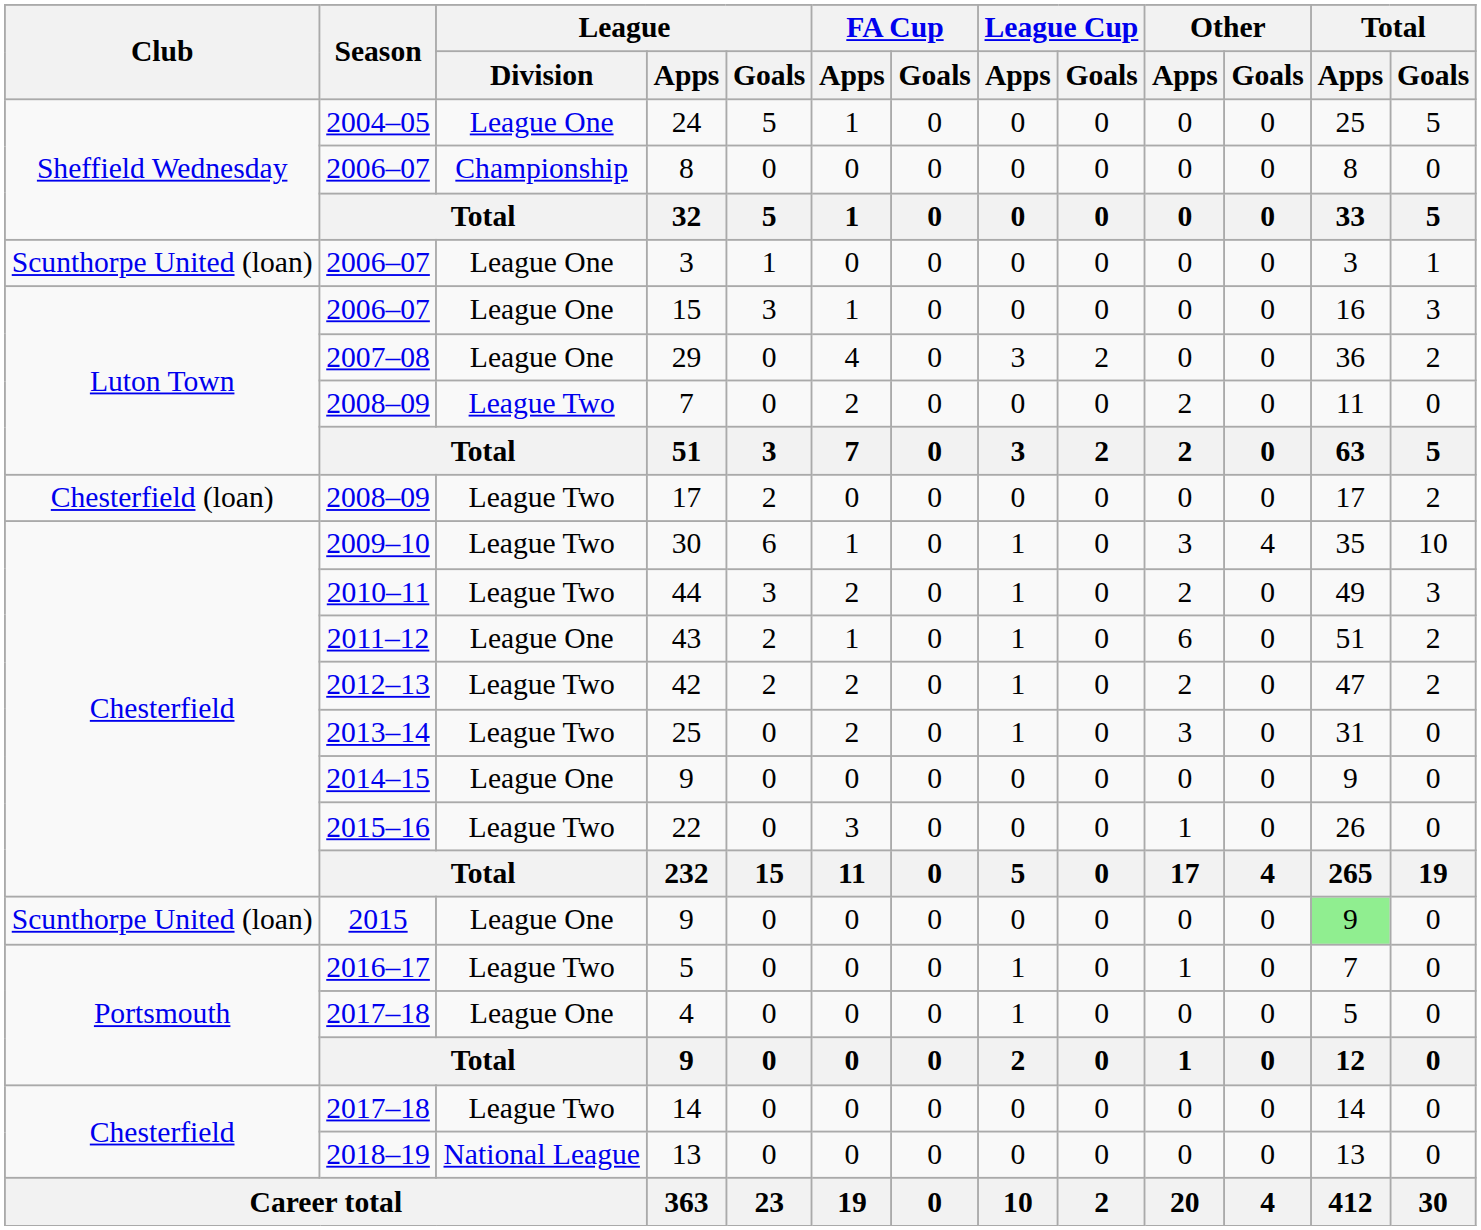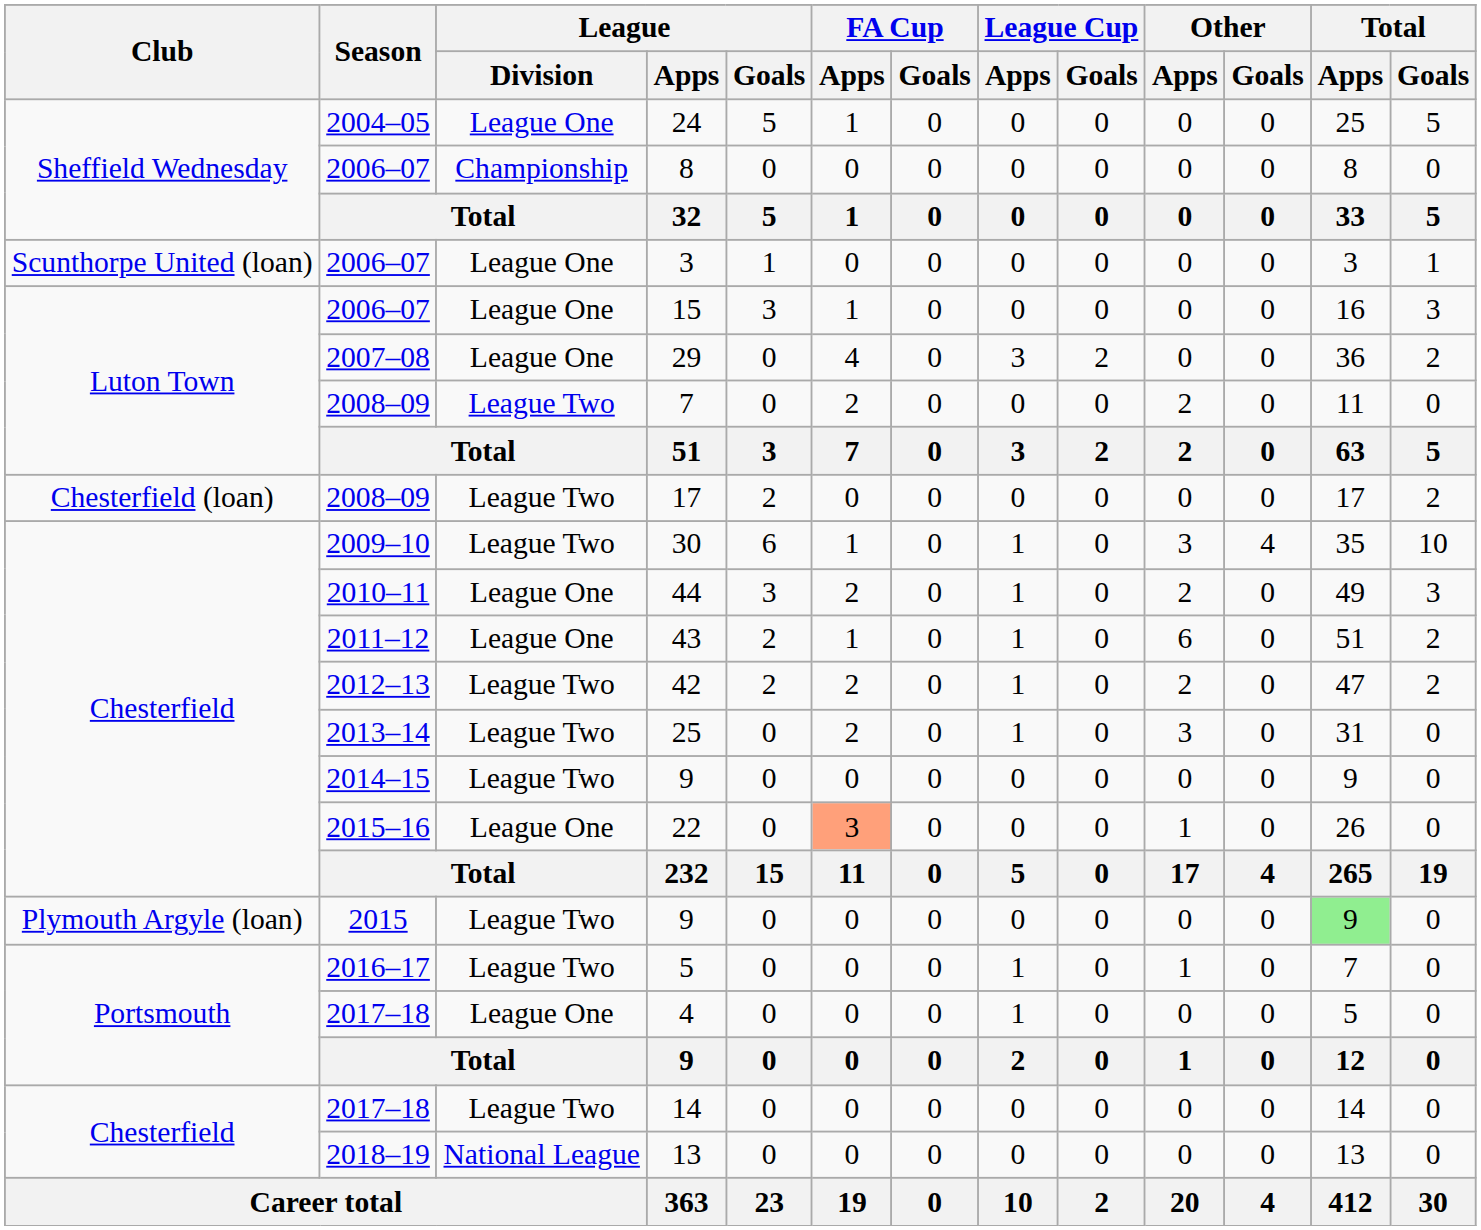(542, 591) League Two -> (542, 591) League One
(542, 779) League One -> (542, 779) League Two
(542, 826) League Two -> (542, 826) League One
(852, 826) no background -> (852, 826) lightsalmon background
(162, 919) Scunthorpe United (loan) -> (162, 919) Plymouth Argyle (loan)
(542, 919) League One -> (542, 919) League Two
